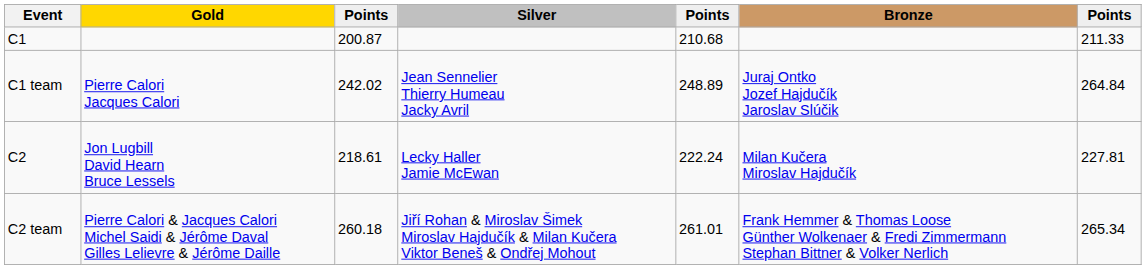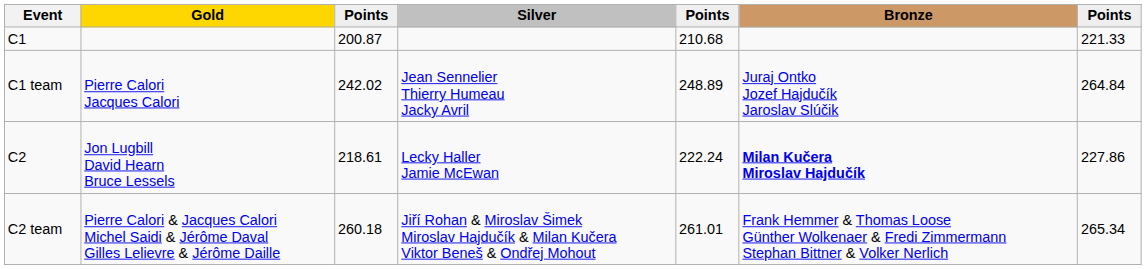(1102, 38) 211.33 -> (1103, 38) 221.33
(799, 165) normal -> (804, 165) bold
(1103, 157) 227.81 -> (1103, 157) 227.86
